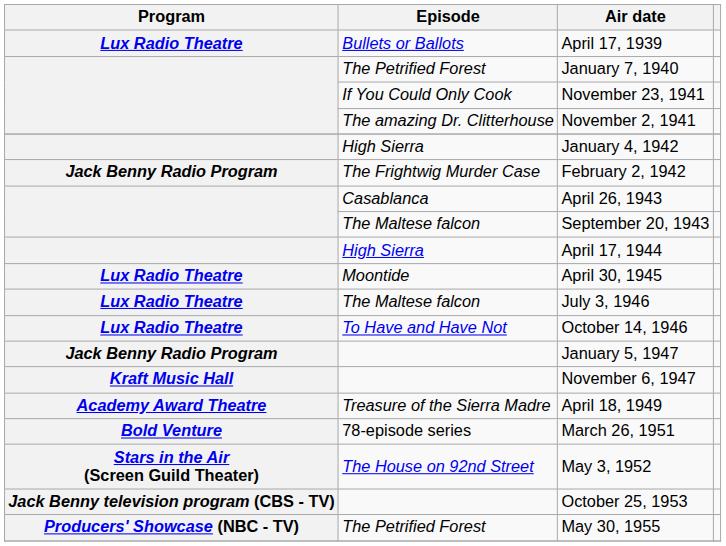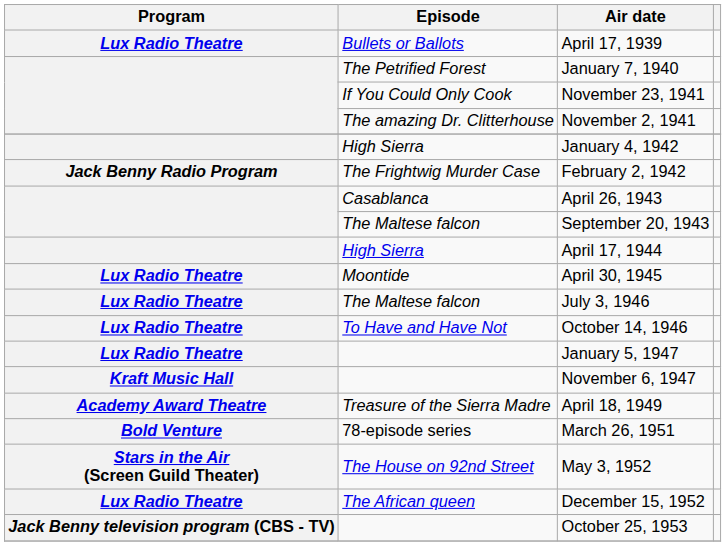(172, 353) Jack Benny Radio Program -> (172, 353) Lux Radio Theatre
+ row: (633, 501)
- row: (611, 527)
